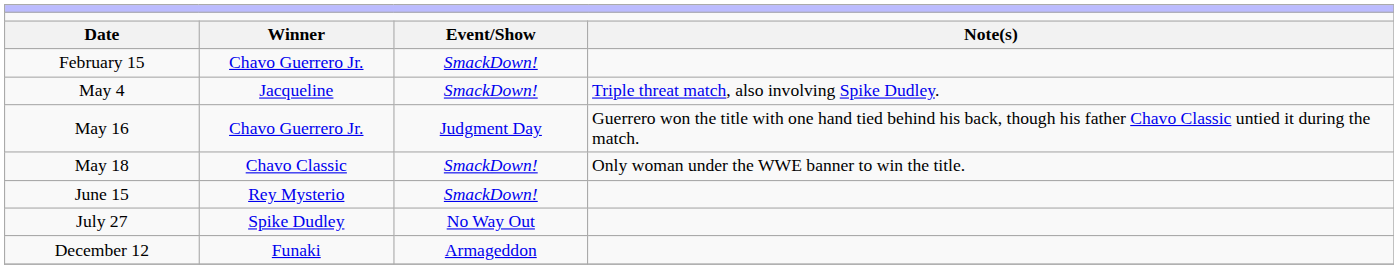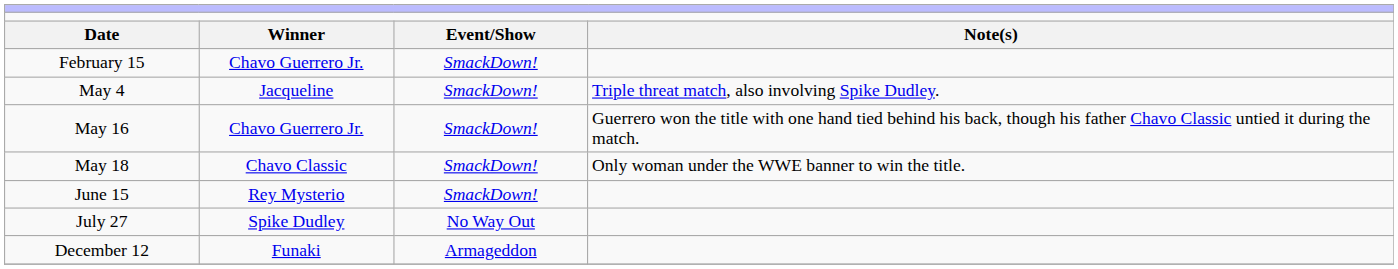(491, 128) Judgment Day -> (491, 128) SmackDown!
